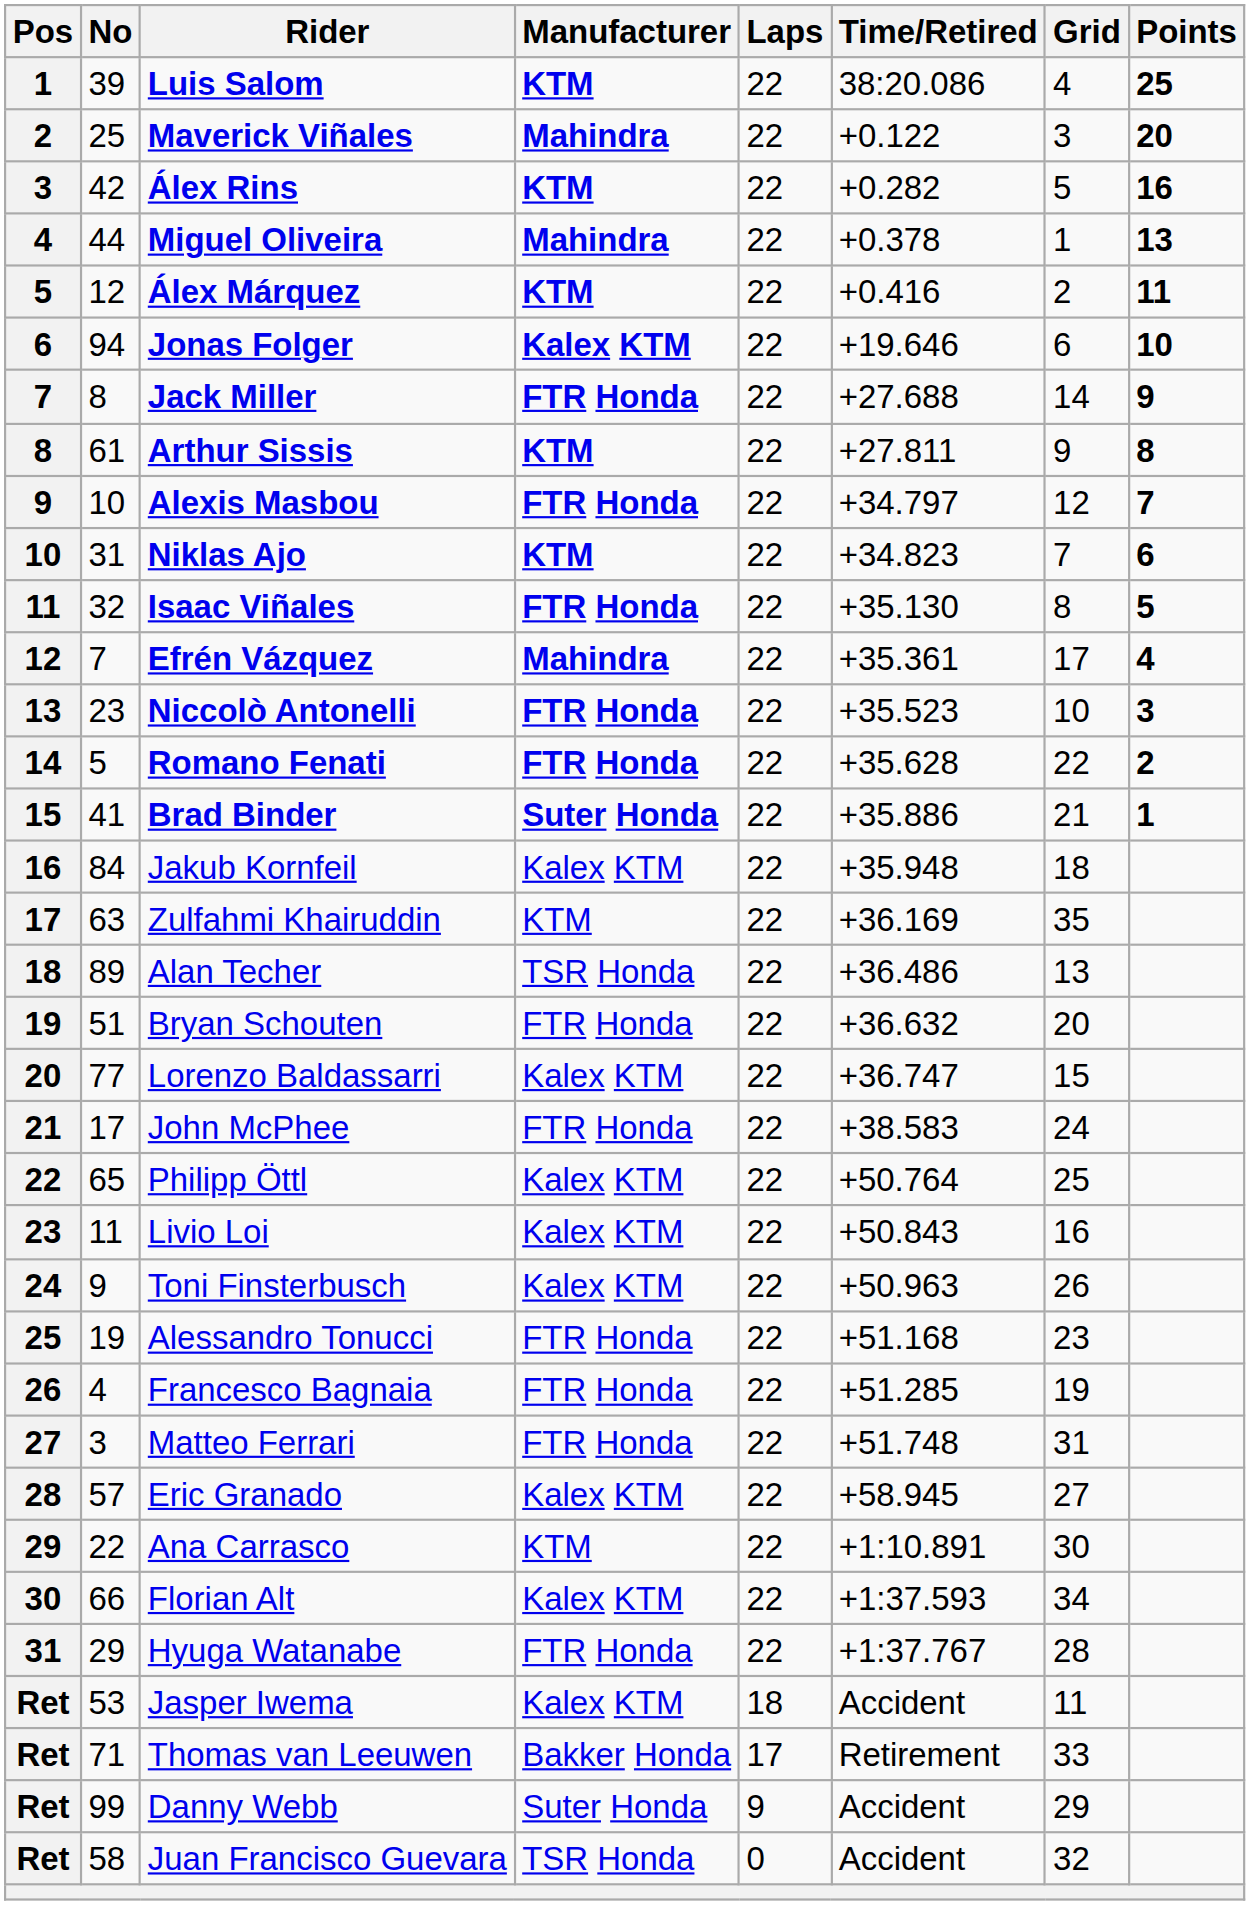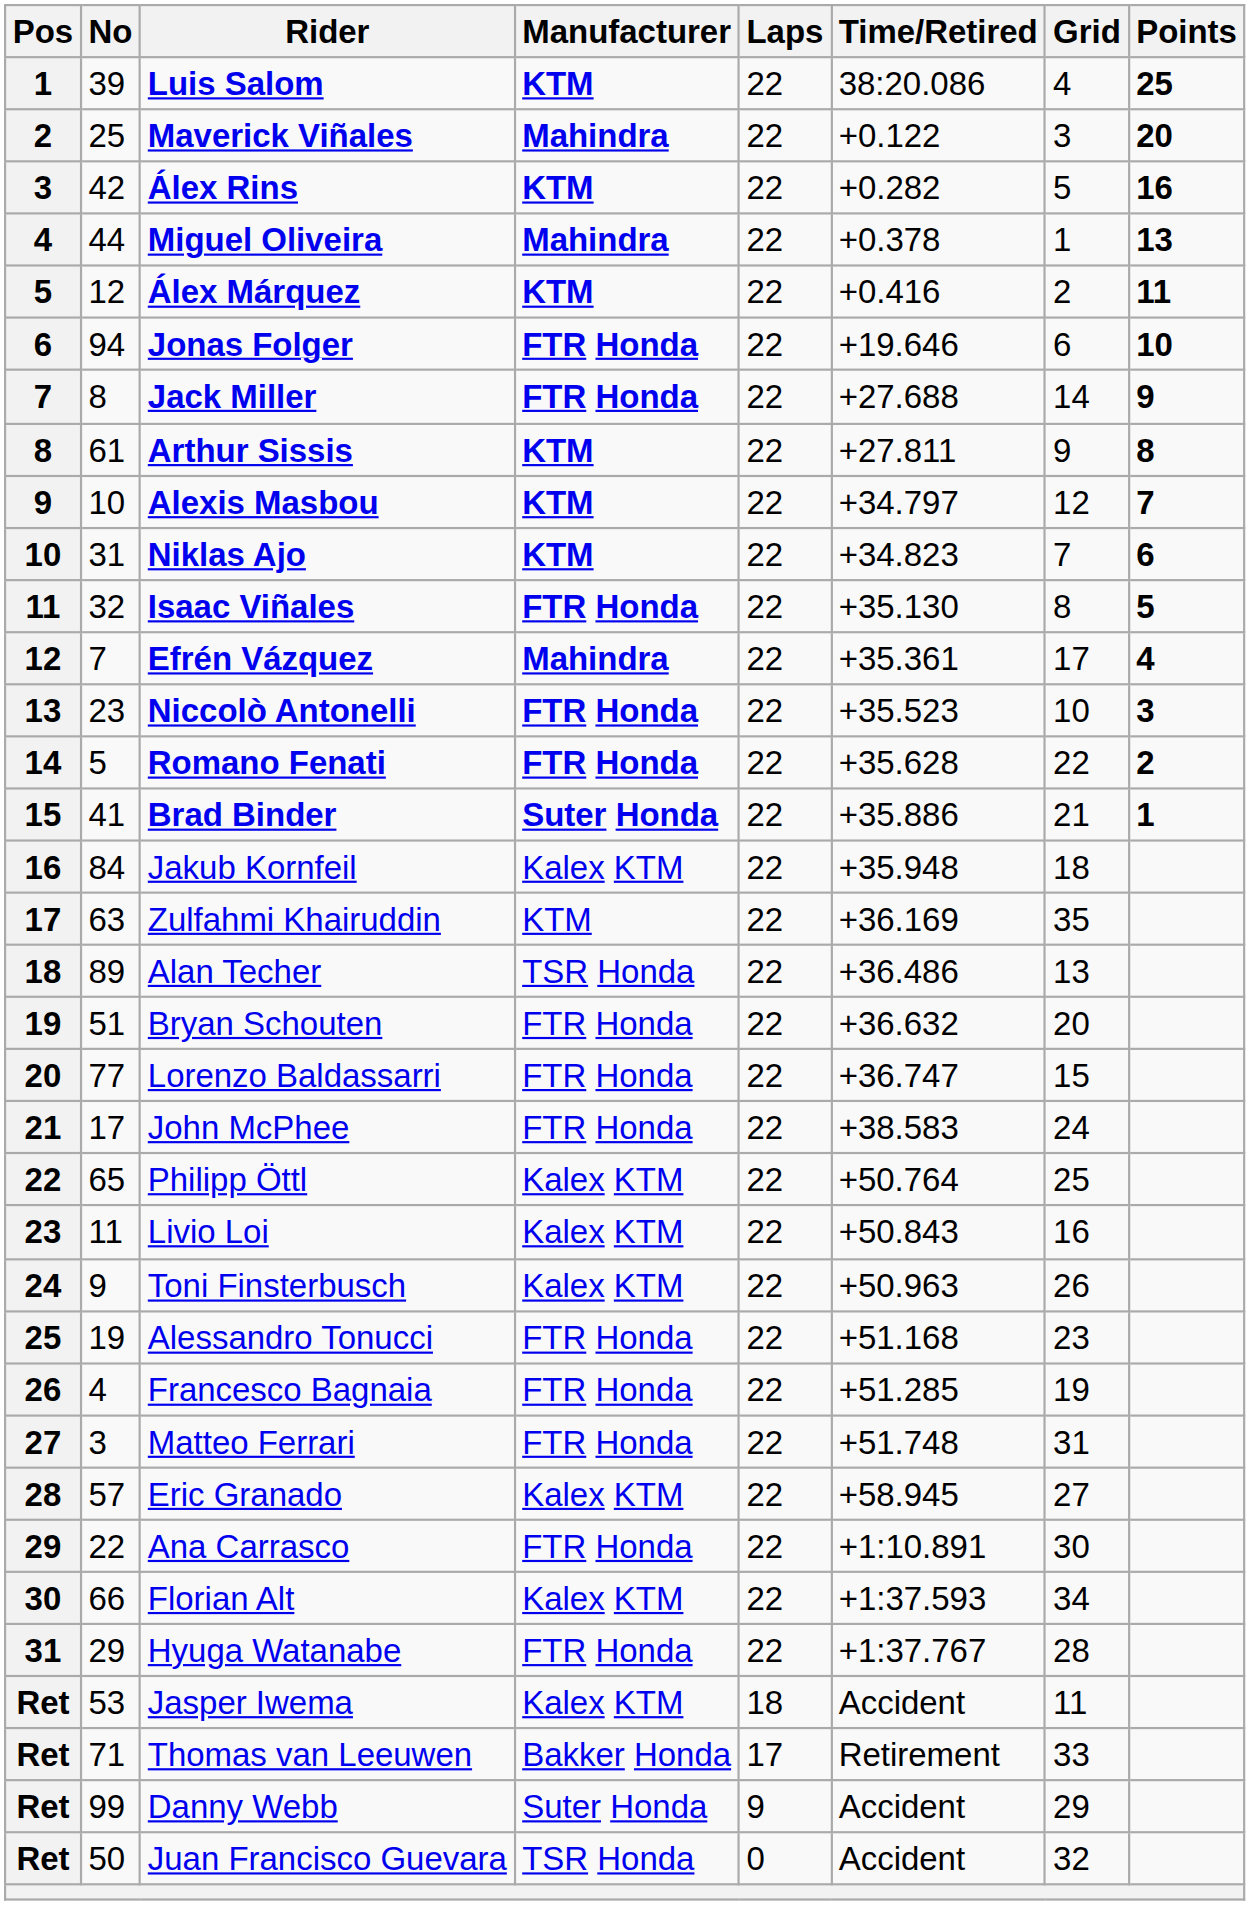(606, 345) Kalex KTM -> (610, 345) FTR Honda
(610, 501) FTR Honda -> (558, 501) KTM
(603, 1076) Kalex KTM -> (607, 1076) FTR Honda
(557, 1546) KTM -> (607, 1546) FTR Honda
(107, 1859) 58 -> (107, 1859) 50
